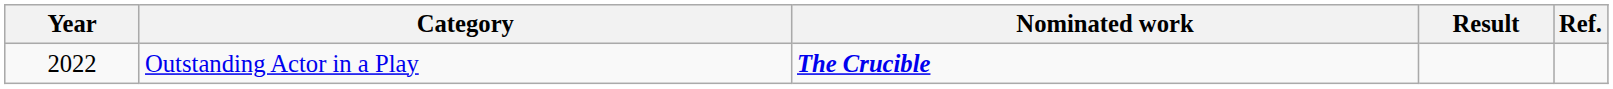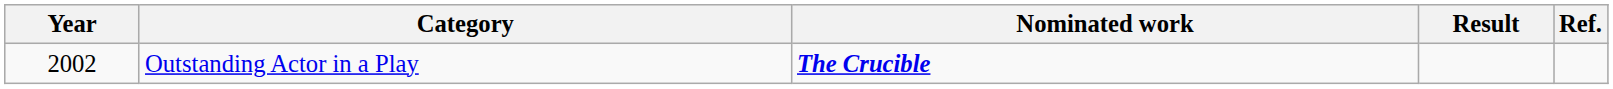(72, 63) 2022 -> (72, 63) 2002
